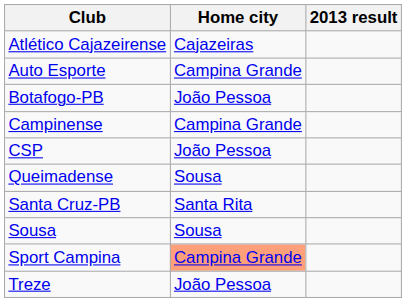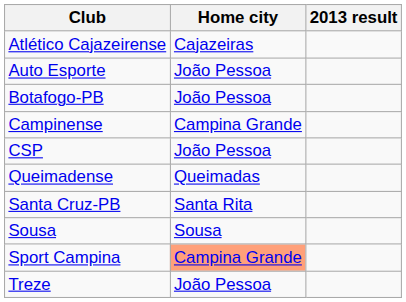(238, 71) Campina Grande -> (223, 71) João Pessoa
(198, 177) Sousa -> (217, 177) Queimadas
